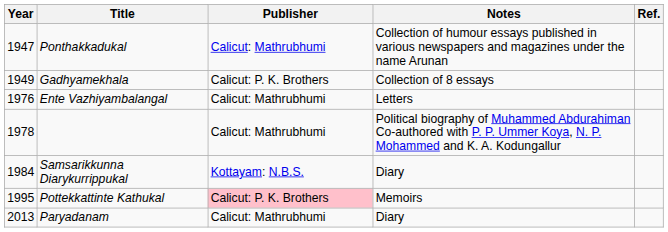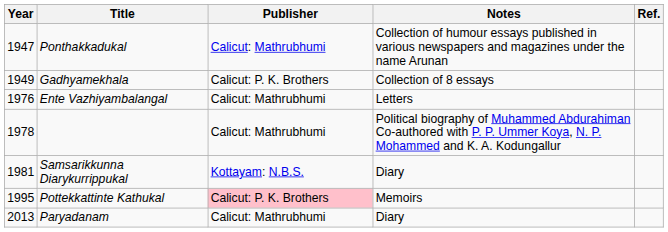(21, 172) 1984 -> (21, 172) 1981
